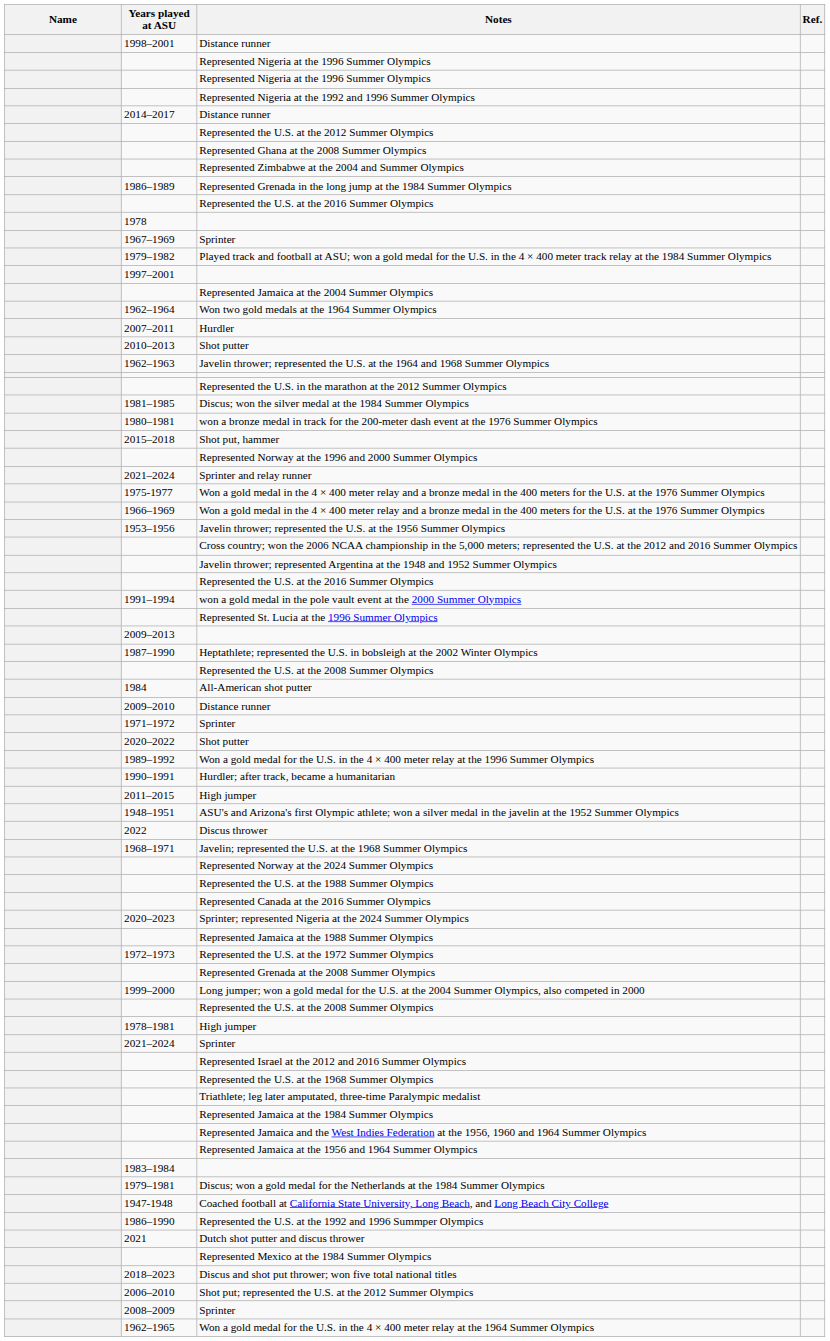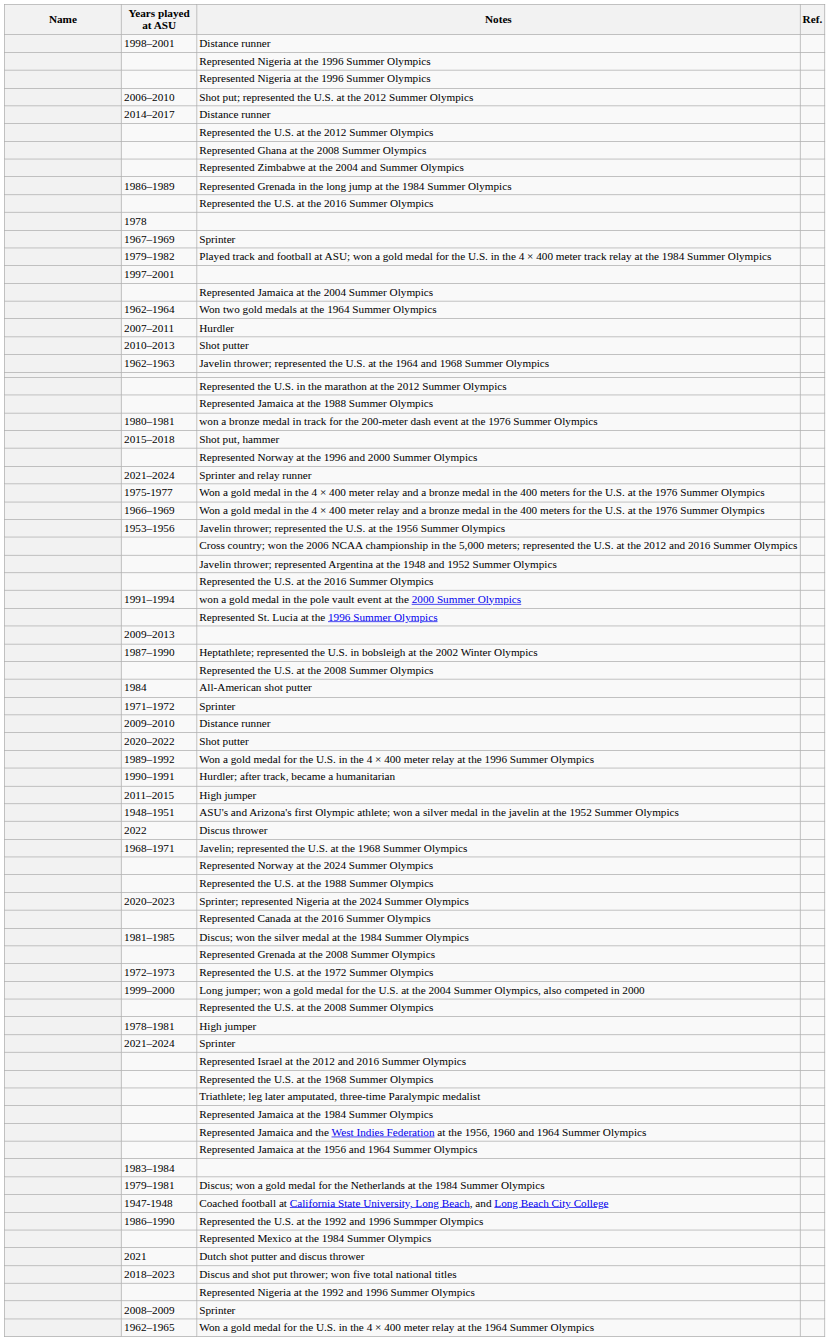rows swapped: (159, 97) <-> (149, 1292)
rows swapped: (149, 404) <-> (159, 937)
rows swapped: (149, 706) <-> (149, 723)
rows swapped: (159, 901) <-> (149, 919)
rows swapped: (149, 954) <-> (159, 972)
rows swapped: (159, 1257) <-> (135, 1238)
